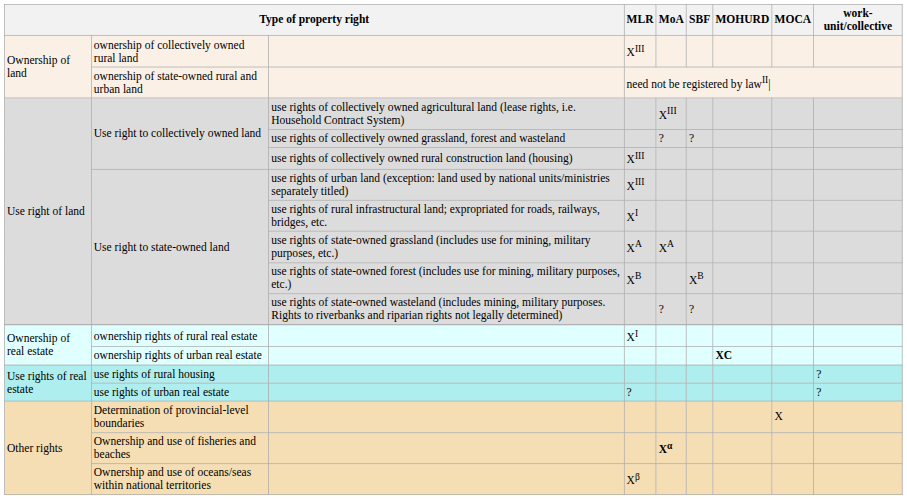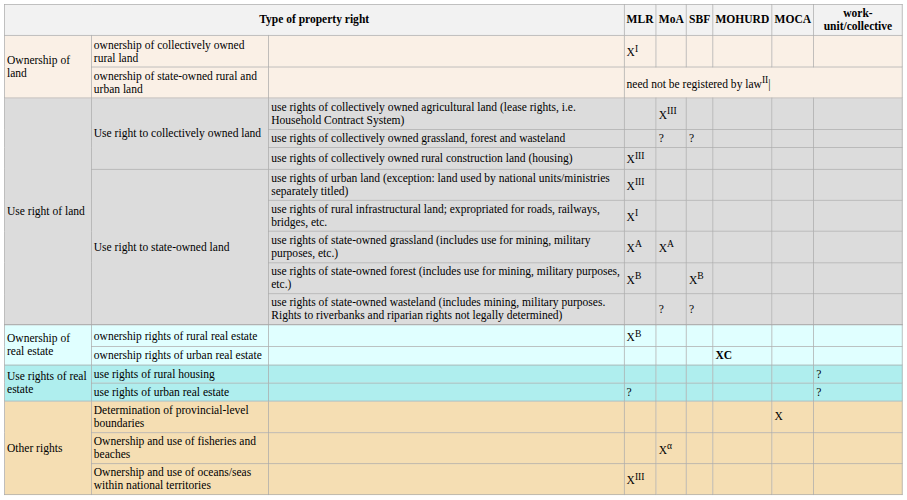(636, 51) XIII -> (632, 51) XI
(632, 335) XI -> (634, 335) XB
(666, 448) bold -> (665, 448) normal
(633, 479) Xβ -> (636, 479) XIII
